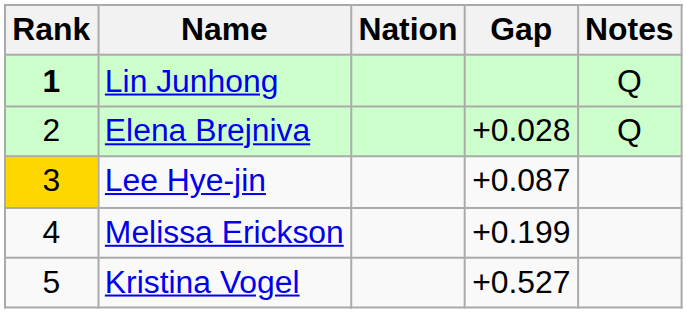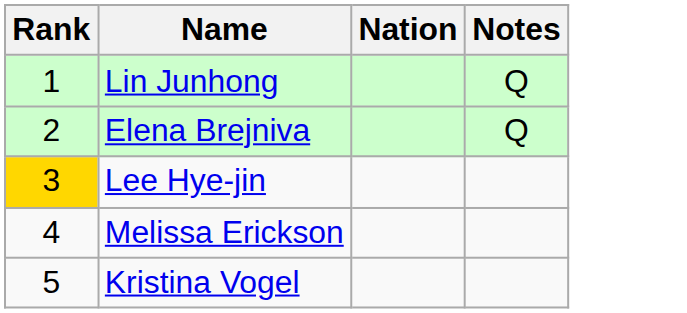- column: (521, 29)
(51, 80) bold -> (51, 80) normal
